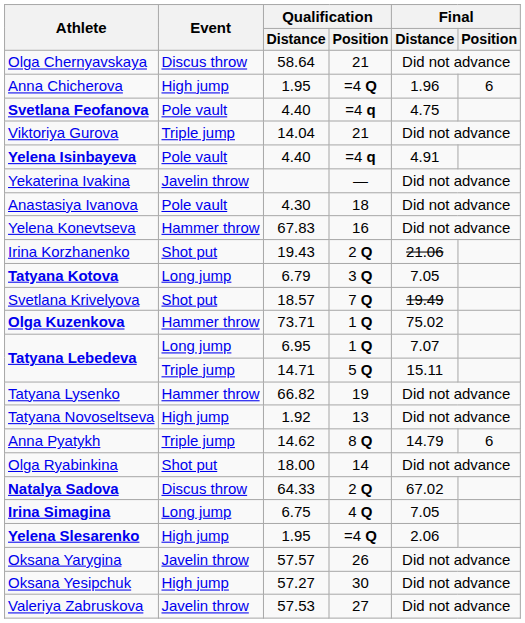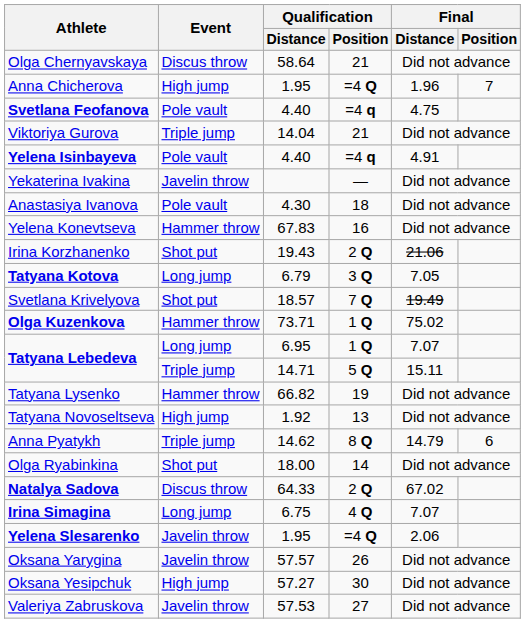(489, 86) 6 -> (489, 86) 7
(425, 512) 7.05 -> (425, 512) 7.07
(195, 536) High jump -> (205, 536) Javelin throw
